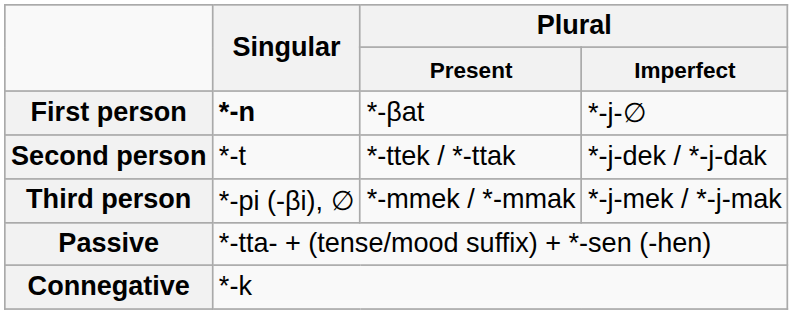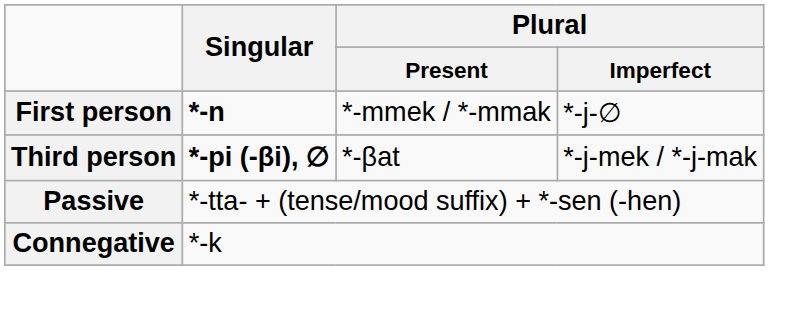(396, 112) *-βat -> (446, 112) *-mmek / *-mmak
- row: (109, 156)
(287, 200) normal -> (259, 157) bold
(471, 200) *-mmek / *-mmak -> (371, 157) *-βat
